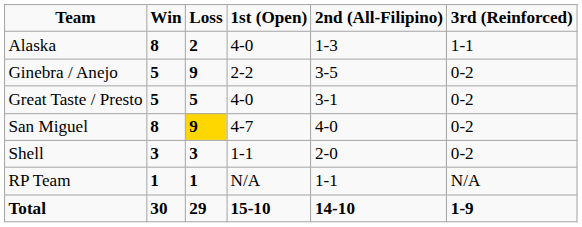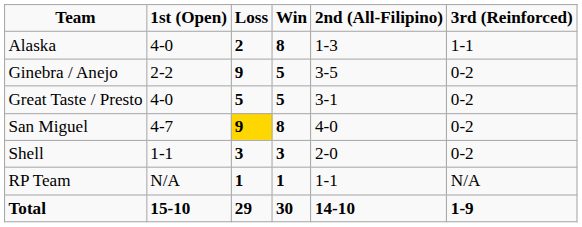columns swapped: (166, 18) <-> (269, 18)
